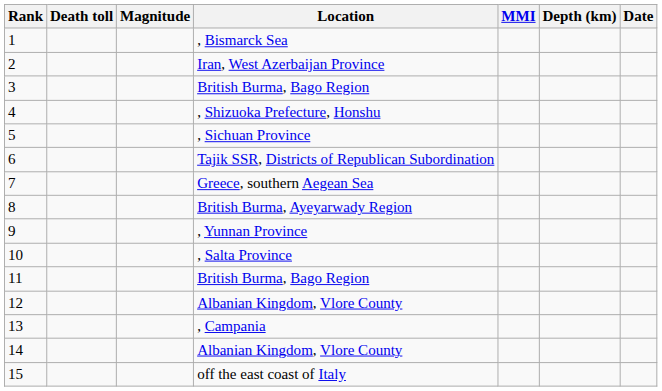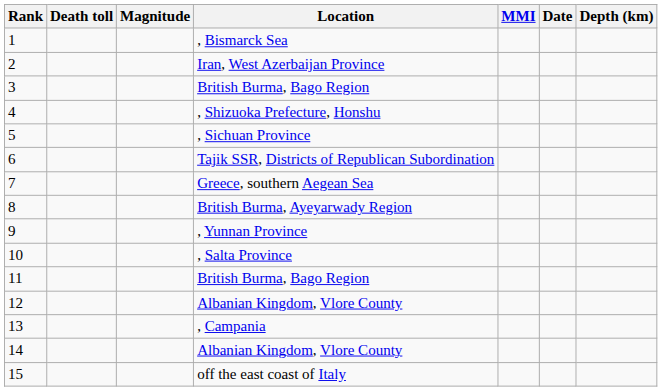columns swapped: (579, 16) <-> (638, 16)
